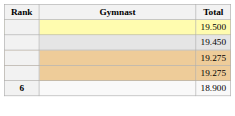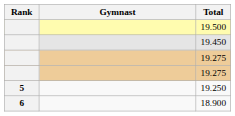+ row: (22, 88)
